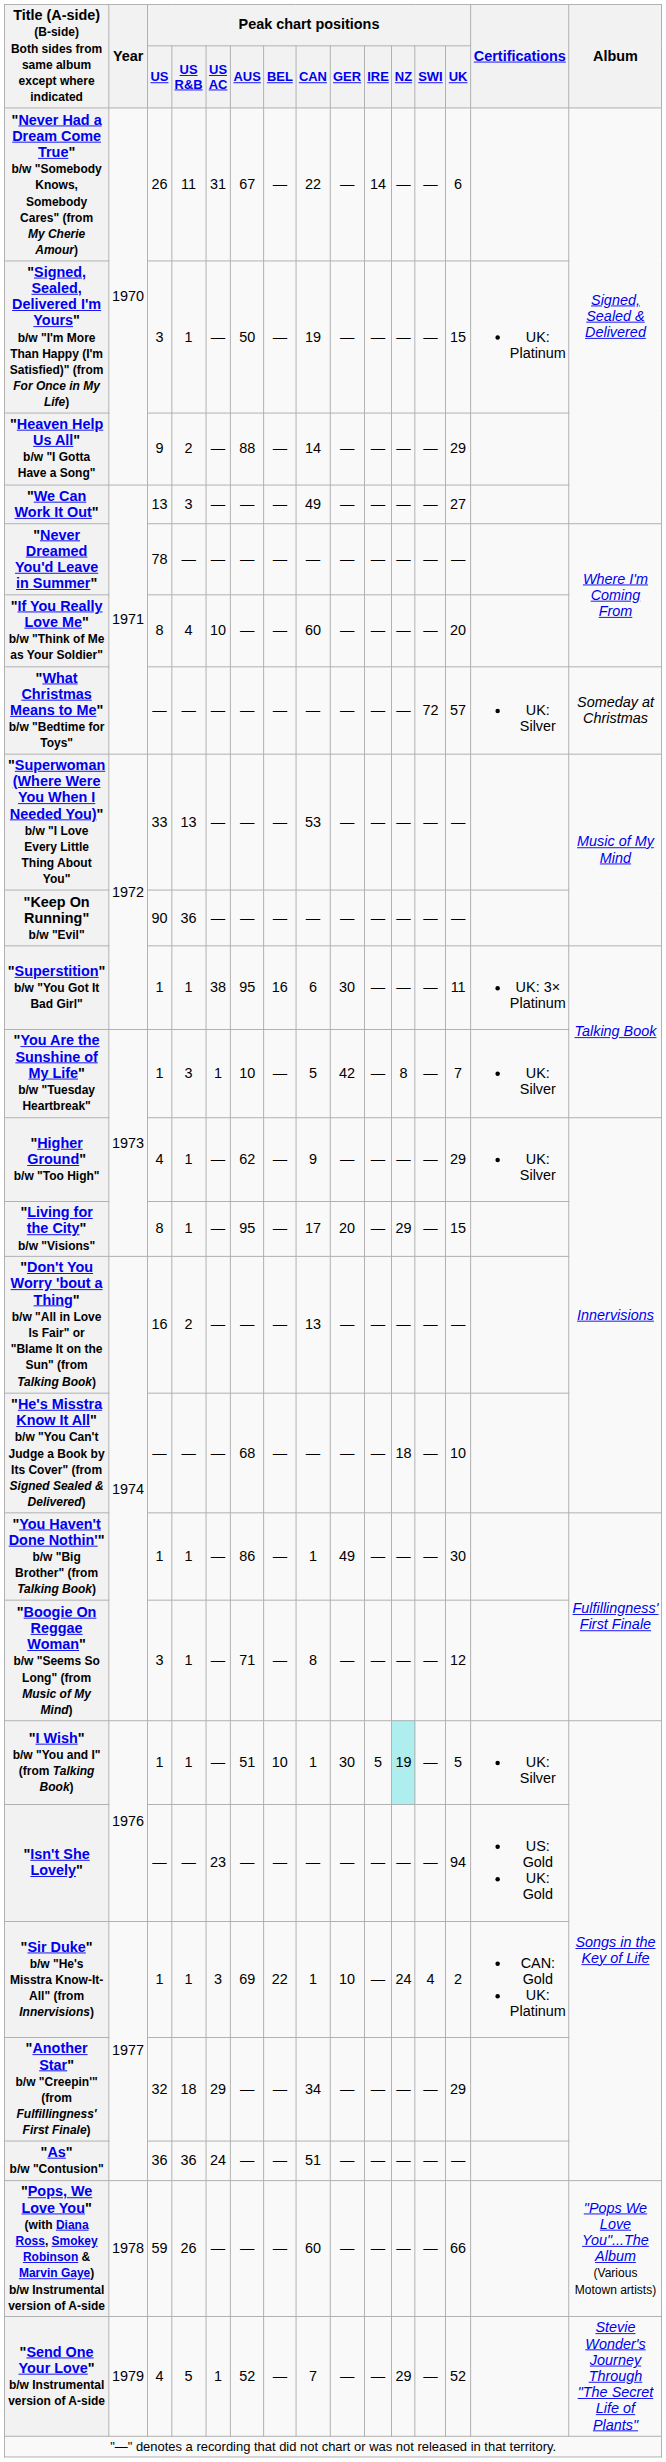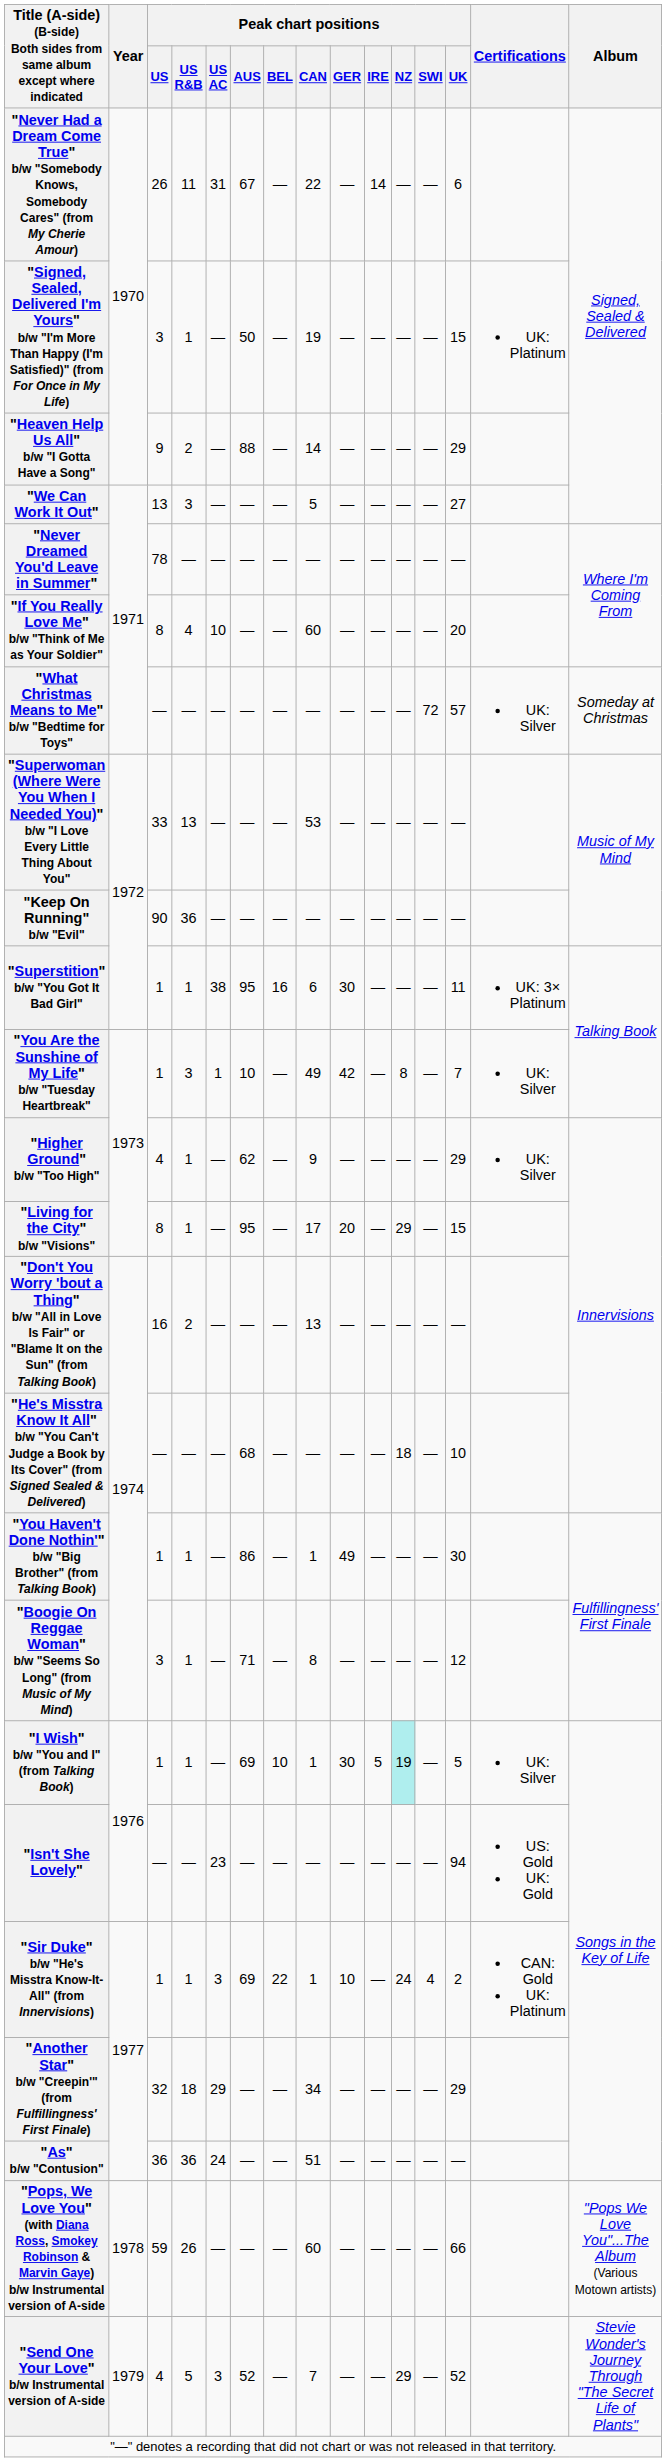(313, 504) 49 -> (313, 504) 5
(313, 1073) 5 -> (313, 1073) 49
(247, 1762) 51 -> (247, 1762) 69
(218, 2376) 1 -> (218, 2376) 3
